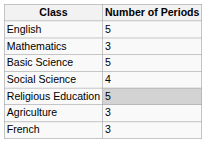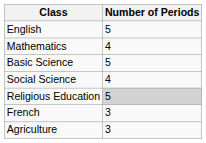(108, 46) 3 -> (108, 46) 4
rows swapped: (23, 130) <-> (32, 113)
